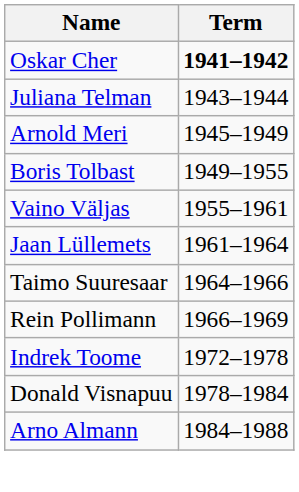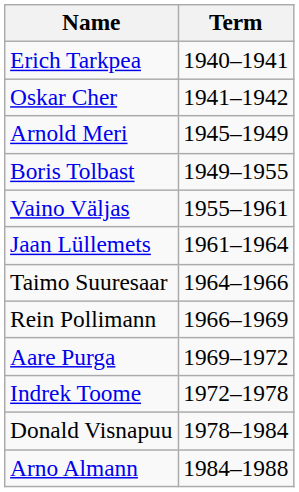+ row: (76, 60)
(236, 60) bold -> (236, 97) normal
- row: (81, 97)
+ row: (63, 356)
